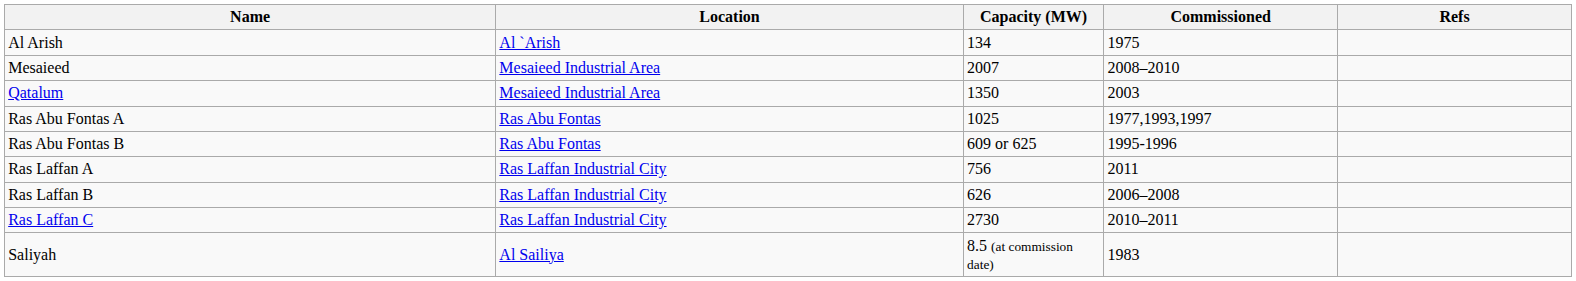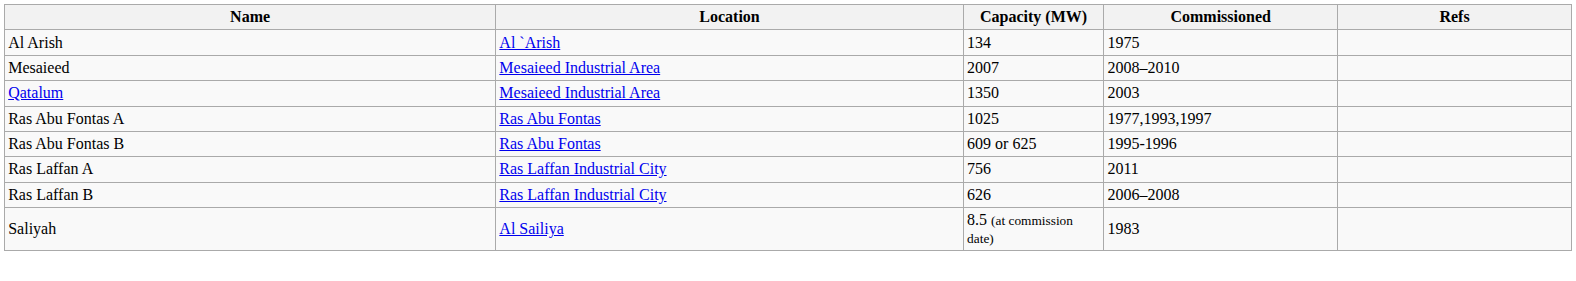- row: (51, 220)
